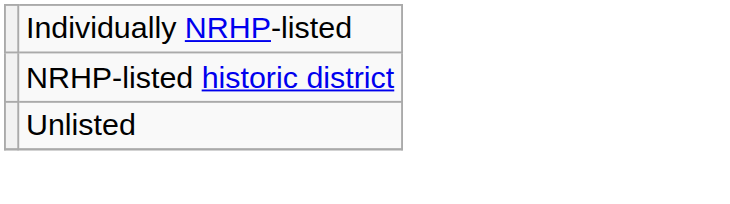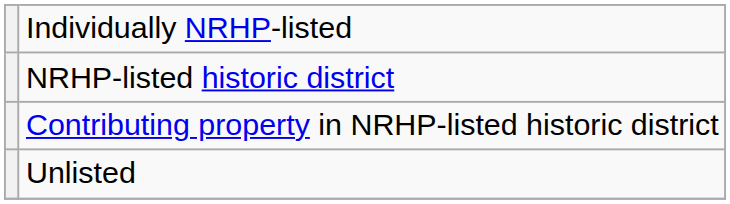+ row: (372, 125)
